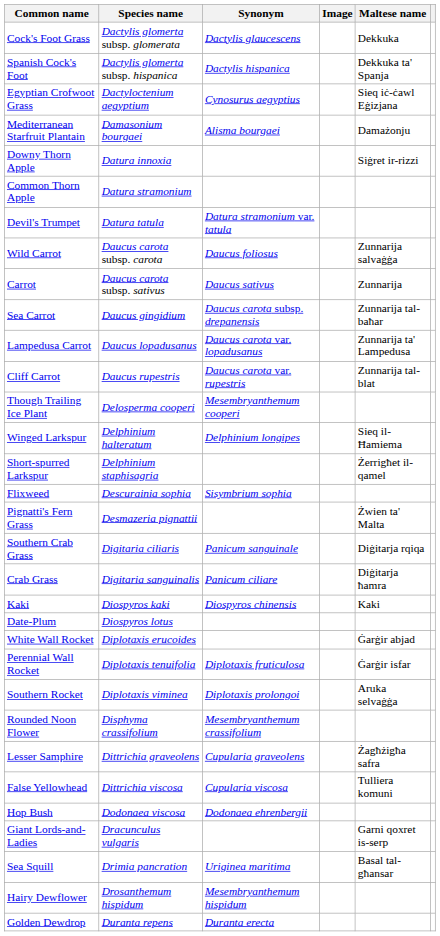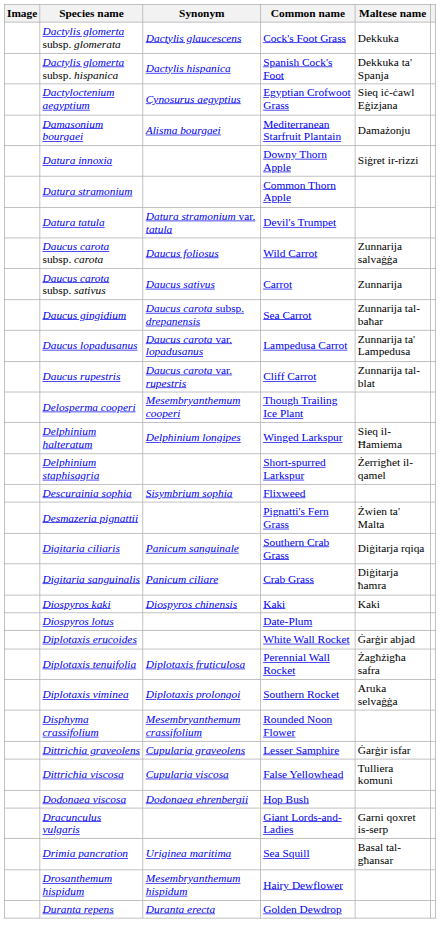columns swapped: (337, 13) <-> (52, 13)
(384, 664) Ġarġir isfar -> (382, 664) Żagħżigħa safra
(382, 756) Żagħżigħa safra -> (384, 750) Ġarġir isfar
